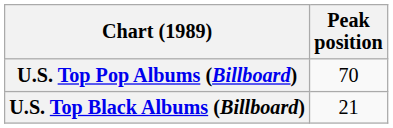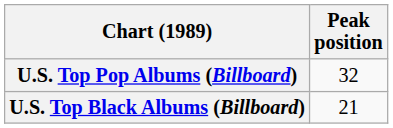(349, 75) 70 -> (349, 75) 32
